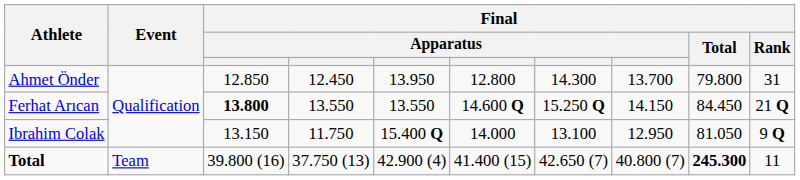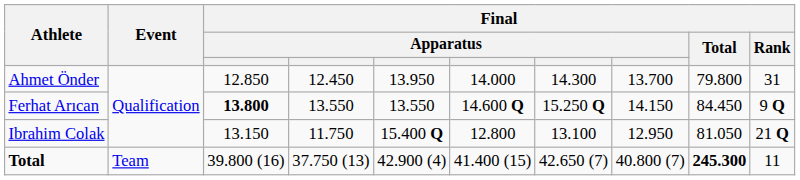(493, 79) 12.800 -> (493, 79) 14.000
(772, 106) 21 Q -> (772, 106) 9 Q
(493, 133) 14.000 -> (493, 133) 12.800
(772, 133) 9 Q -> (772, 133) 21 Q
